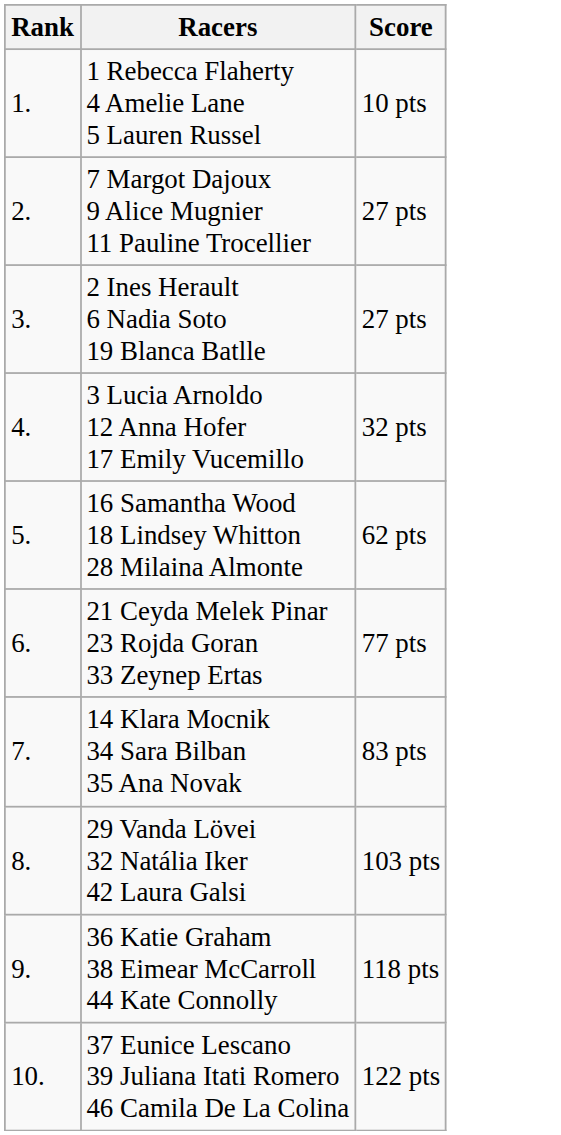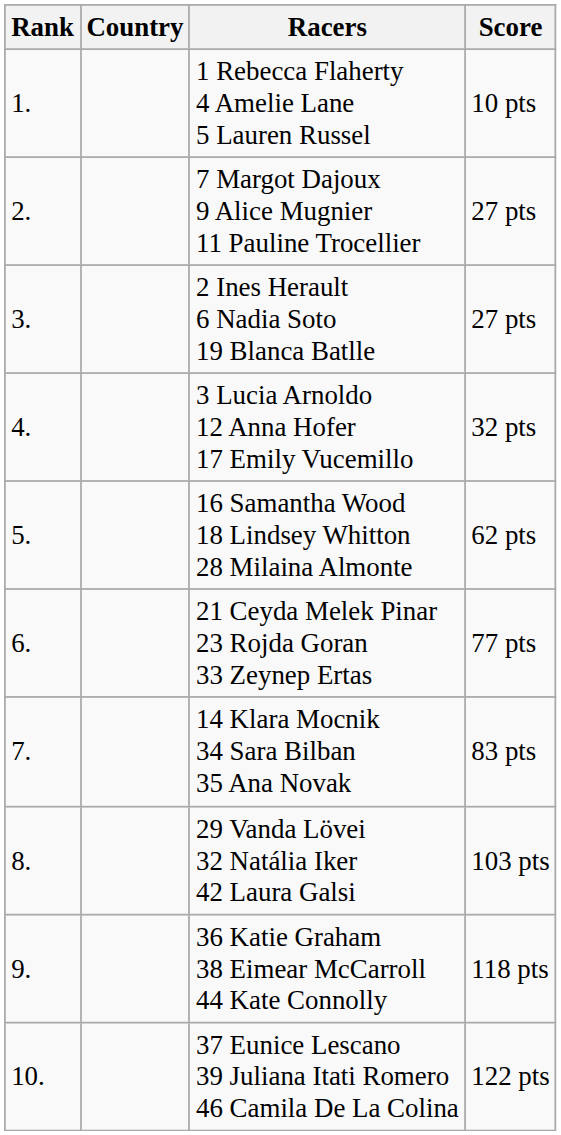+ column: (135, 26)
